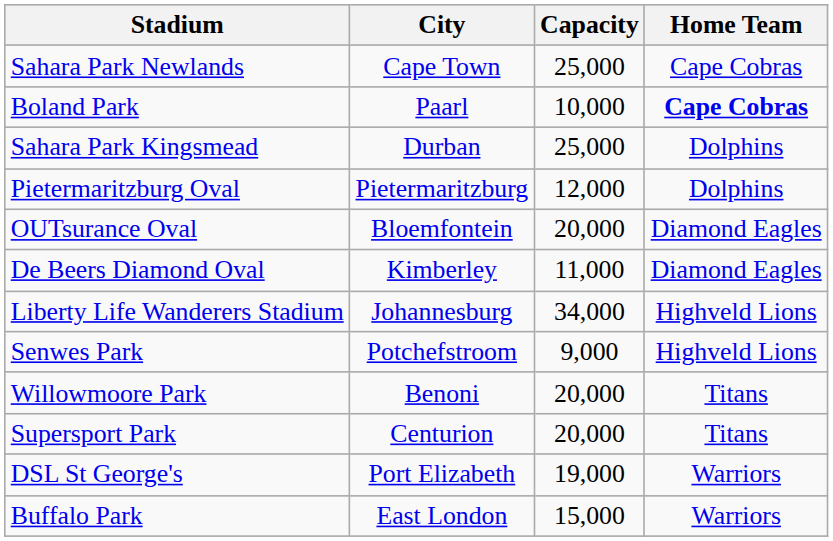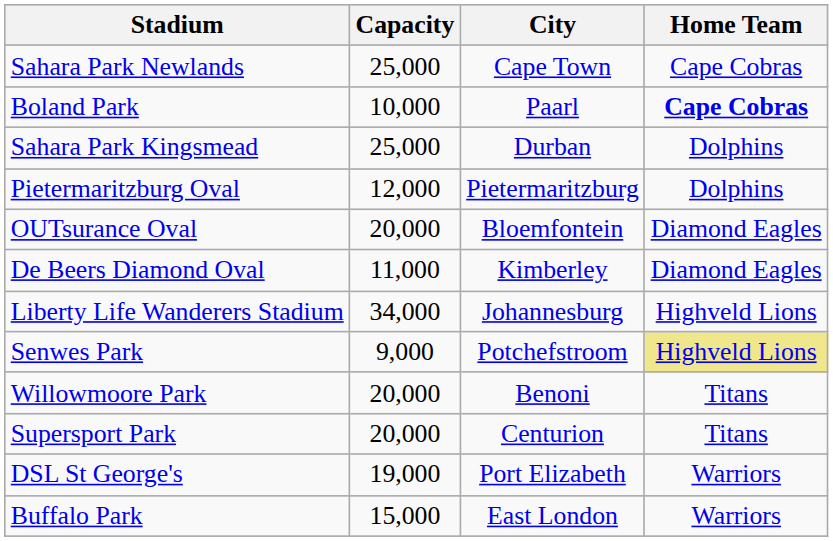columns swapped: (442, 24) <-> (589, 24)
(736, 351) no background -> (736, 351) khaki background
